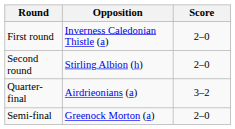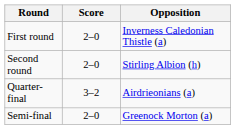columns swapped: (118, 13) <-> (202, 13)
